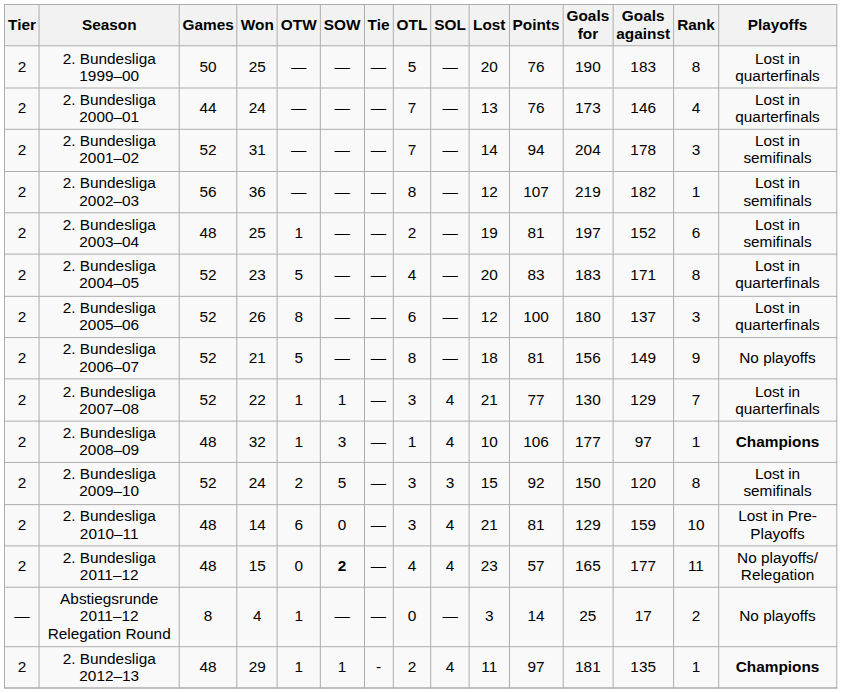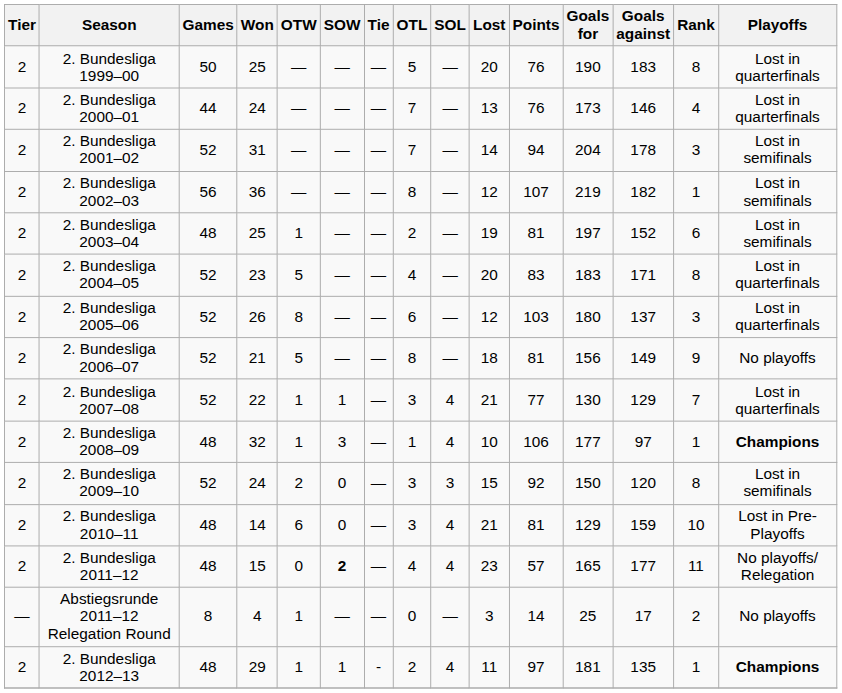(536, 316) 100 -> (536, 316) 103
(342, 483) 5 -> (342, 483) 0
